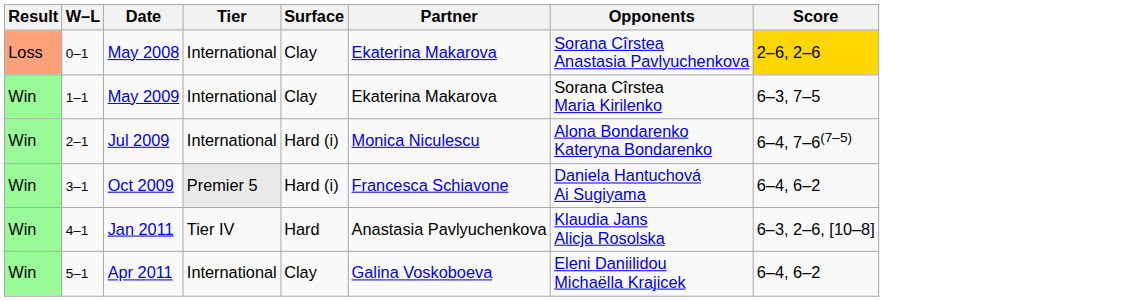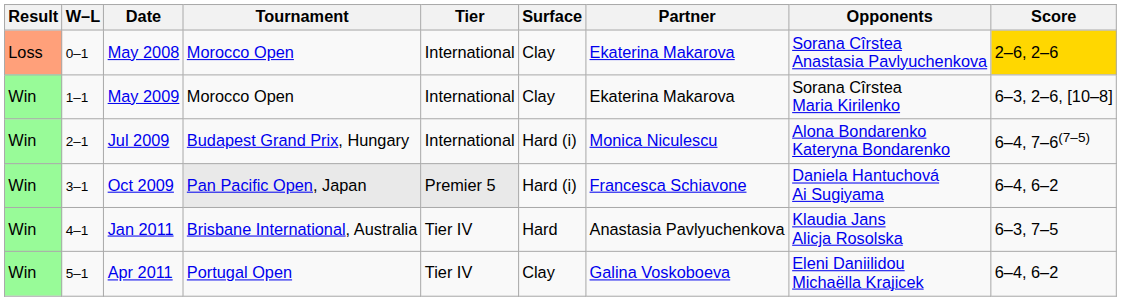+ column: (302, 17)
(789, 96) 6–3, 7–5 -> (1054, 96) 6–3, 2–6, [10–8]
(816, 229) 6–3, 2–6, [10–8] -> (1026, 229) 6–3, 7–5
(232, 273) International -> (449, 273) Tier IV
